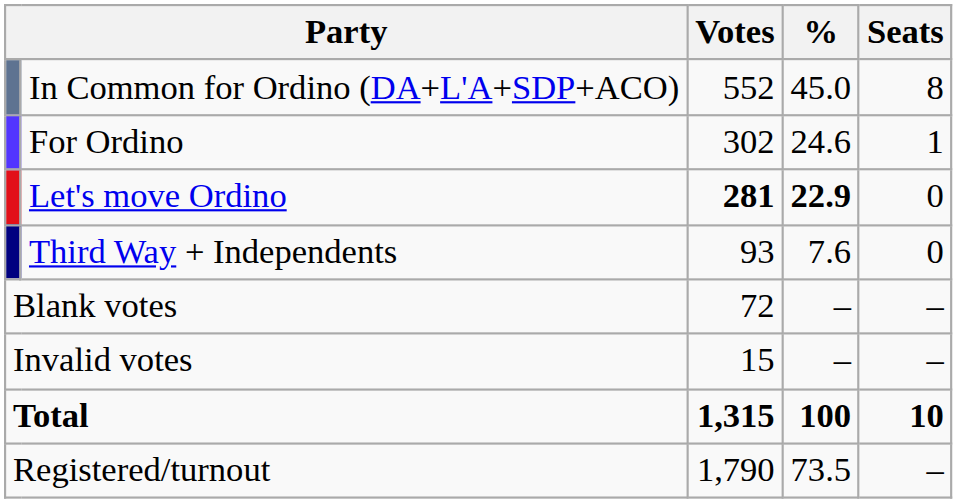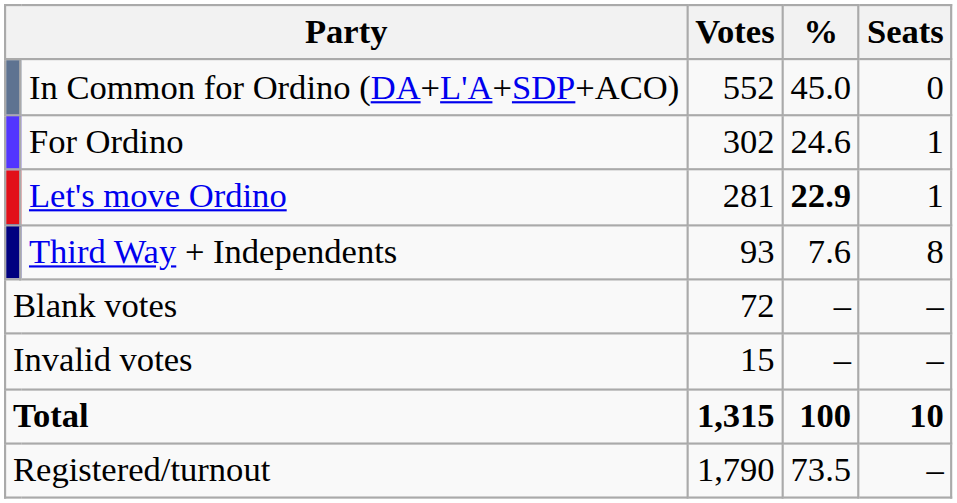(935, 86) 8 -> (935, 86) 0
(749, 196) bold -> (749, 196) normal
(935, 196) 0 -> (935, 196) 1
(935, 251) 0 -> (935, 251) 8
